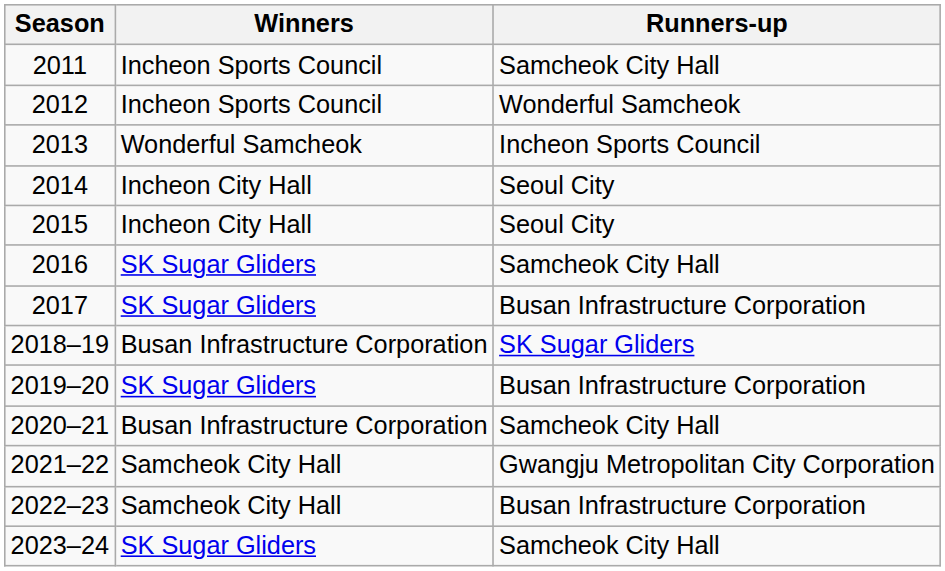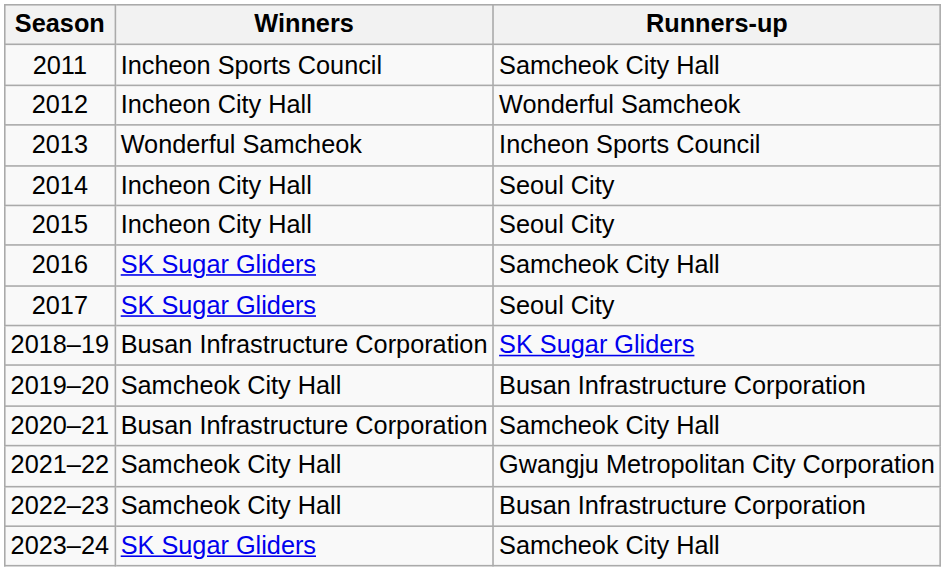(251, 104) Incheon Sports Council -> (216, 104) Incheon City Hall
(682, 305) Busan Infrastructure Corporation -> (557, 305) Seoul City
(218, 385) SK Sugar Gliders -> (231, 385) Samcheok City Hall
